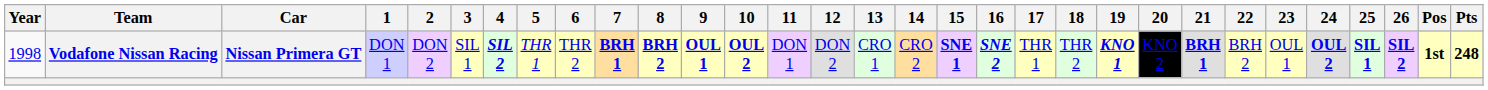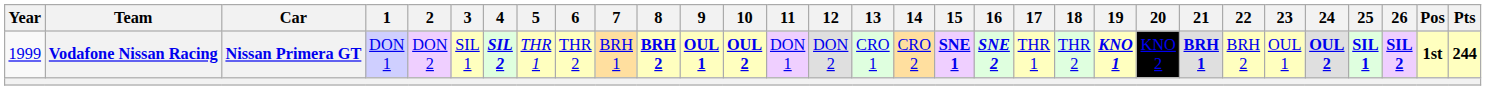(25, 54) 1998 -> (25, 54) 1999
(617, 54) bold -> (616, 54) normal
(1467, 54) 248 -> (1465, 54) 244
